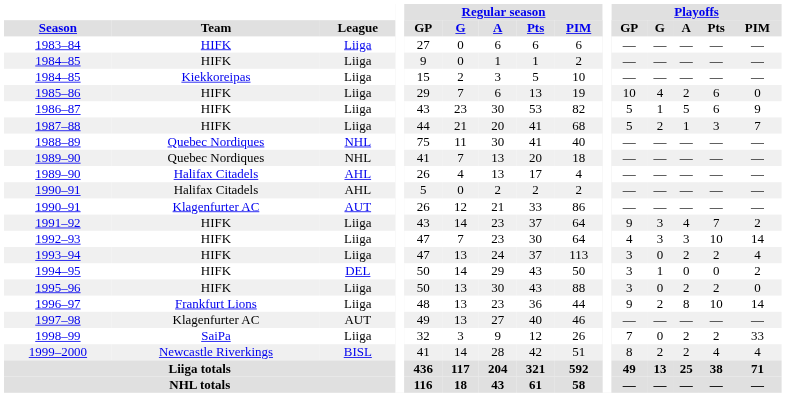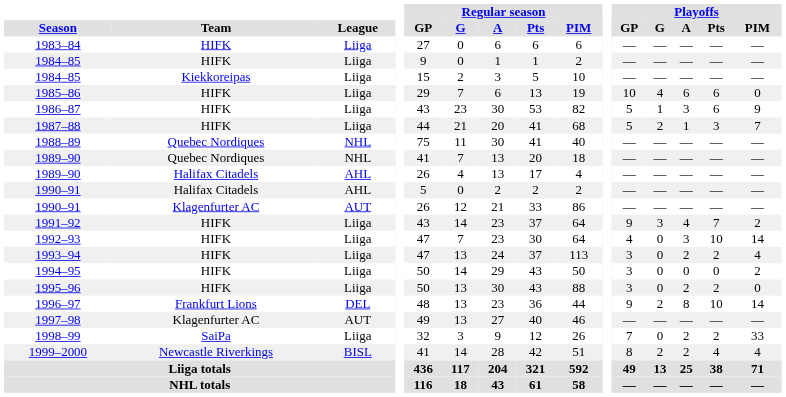(686, 93) 2 -> (686, 93) 6
(686, 109) 5 -> (686, 109) 3
(660, 238) 3 -> (660, 238) 0
(358, 271) DEL -> (358, 271) Liiga
(660, 271) 1 -> (660, 271) 0
(358, 303) Liiga -> (358, 303) DEL
